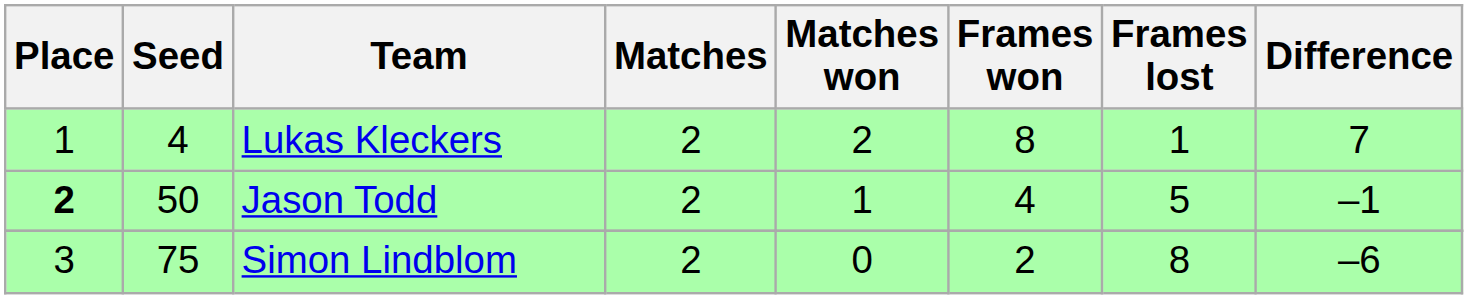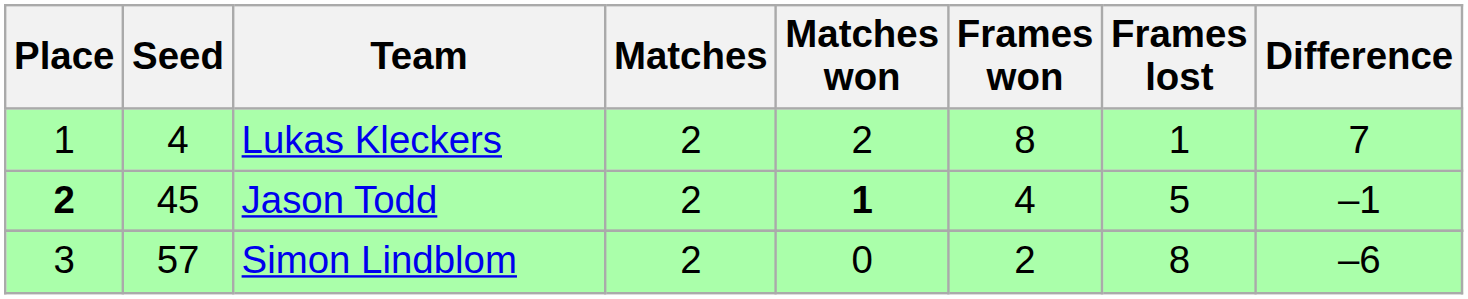(178, 199) 50 -> (178, 199) 45
(862, 199) normal -> (862, 199) bold
(178, 260) 75 -> (178, 260) 57
